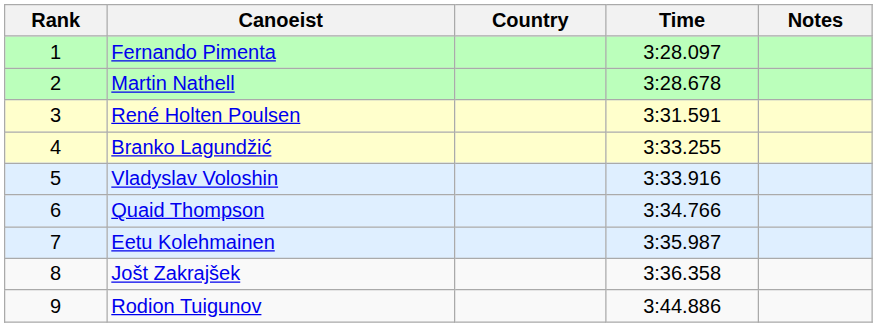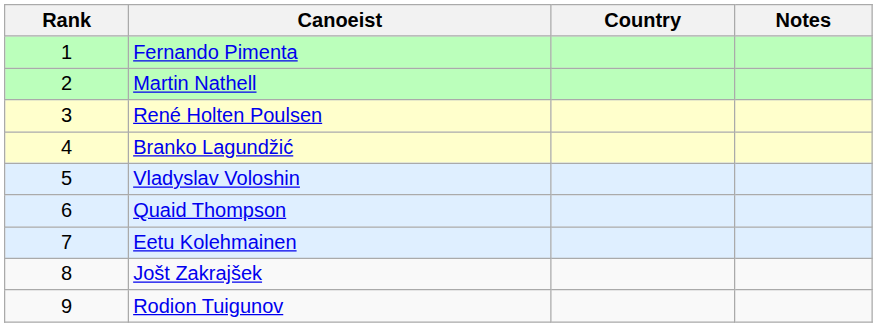- column: (682, 20)
